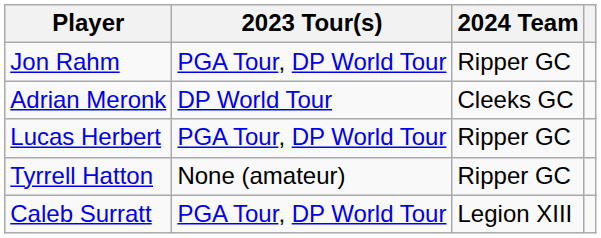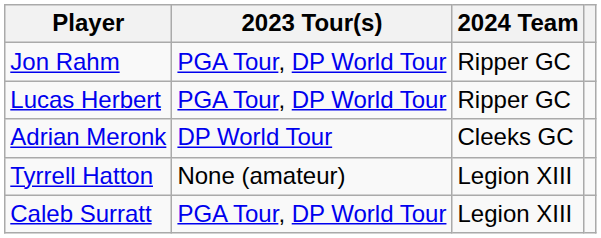rows swapped: (86, 137) <-> (88, 99)
(514, 175) Ripper GC -> (515, 175) Legion XIII
